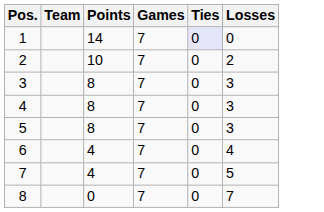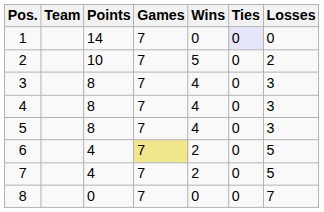+ column: (208, 15)
(141, 151) no background -> (141, 151) khaki background
(230, 151) 4 -> (270, 151) 5
